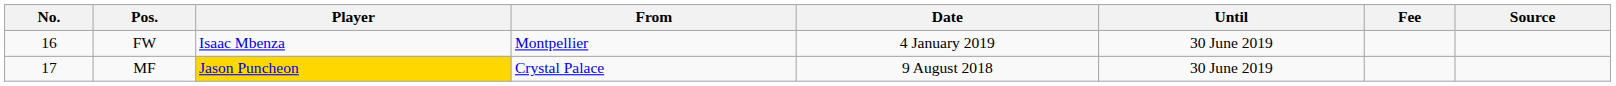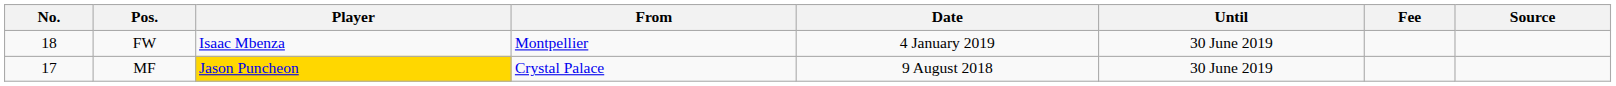(49, 43) 16 -> (49, 43) 18
